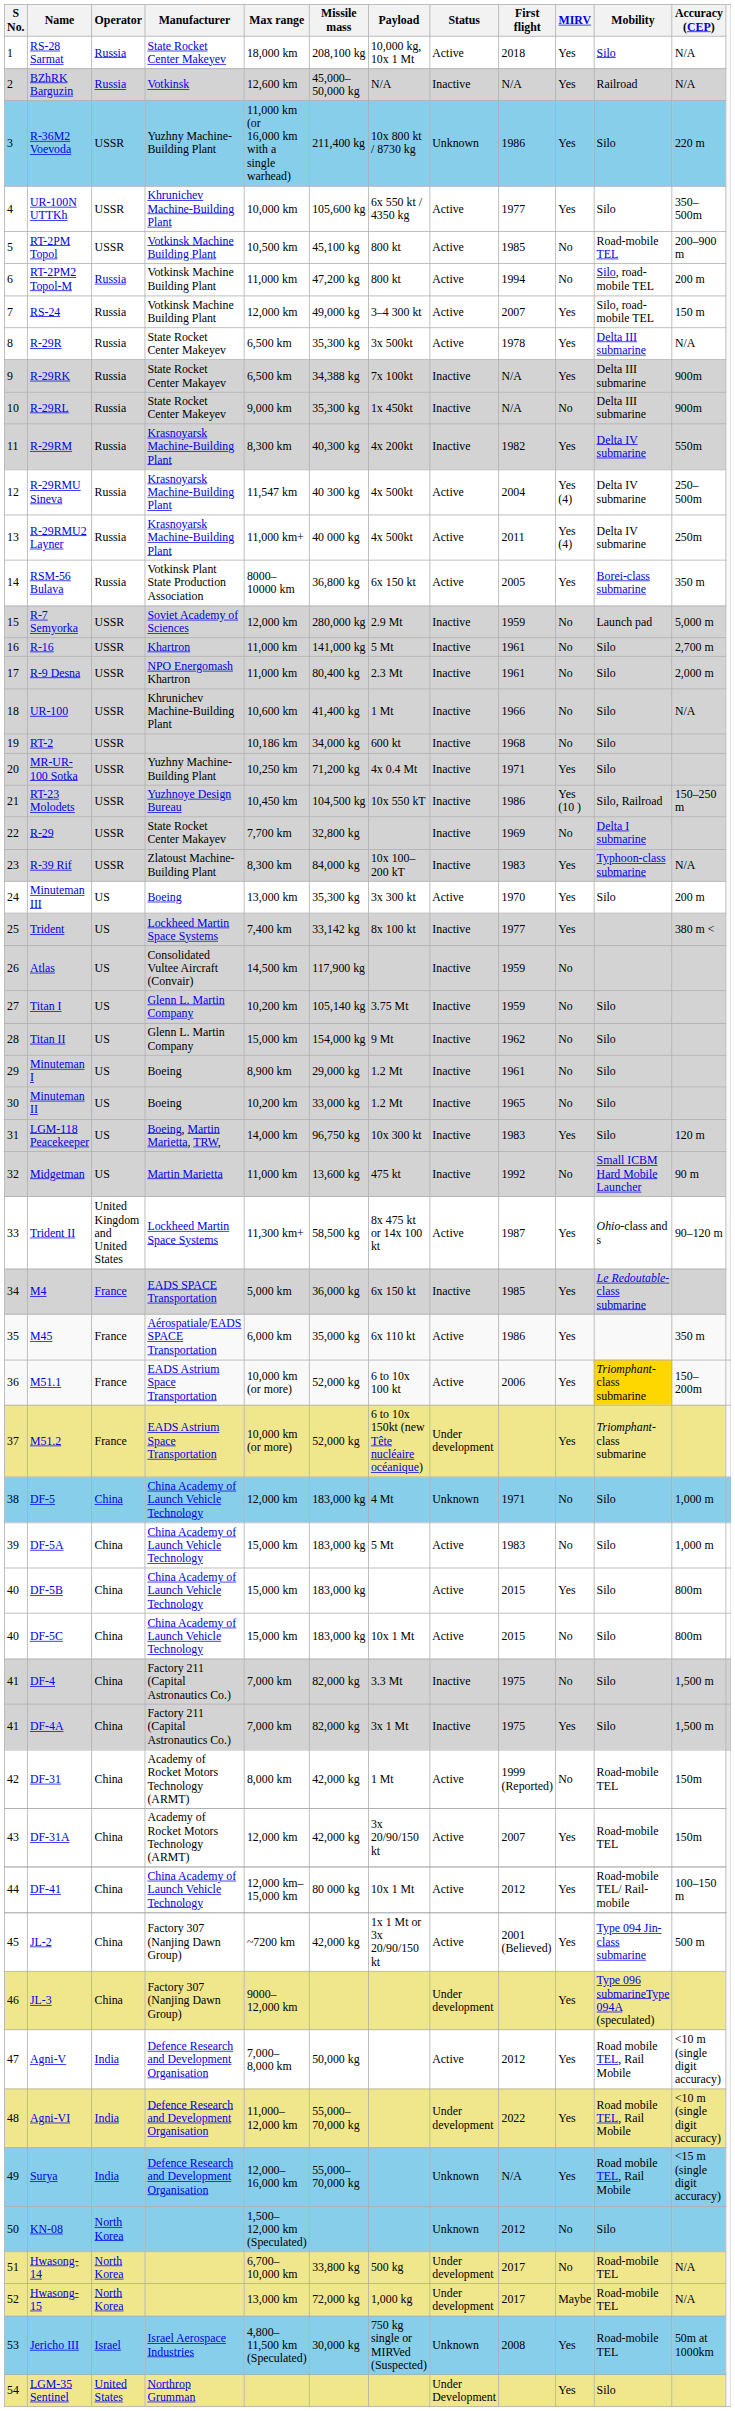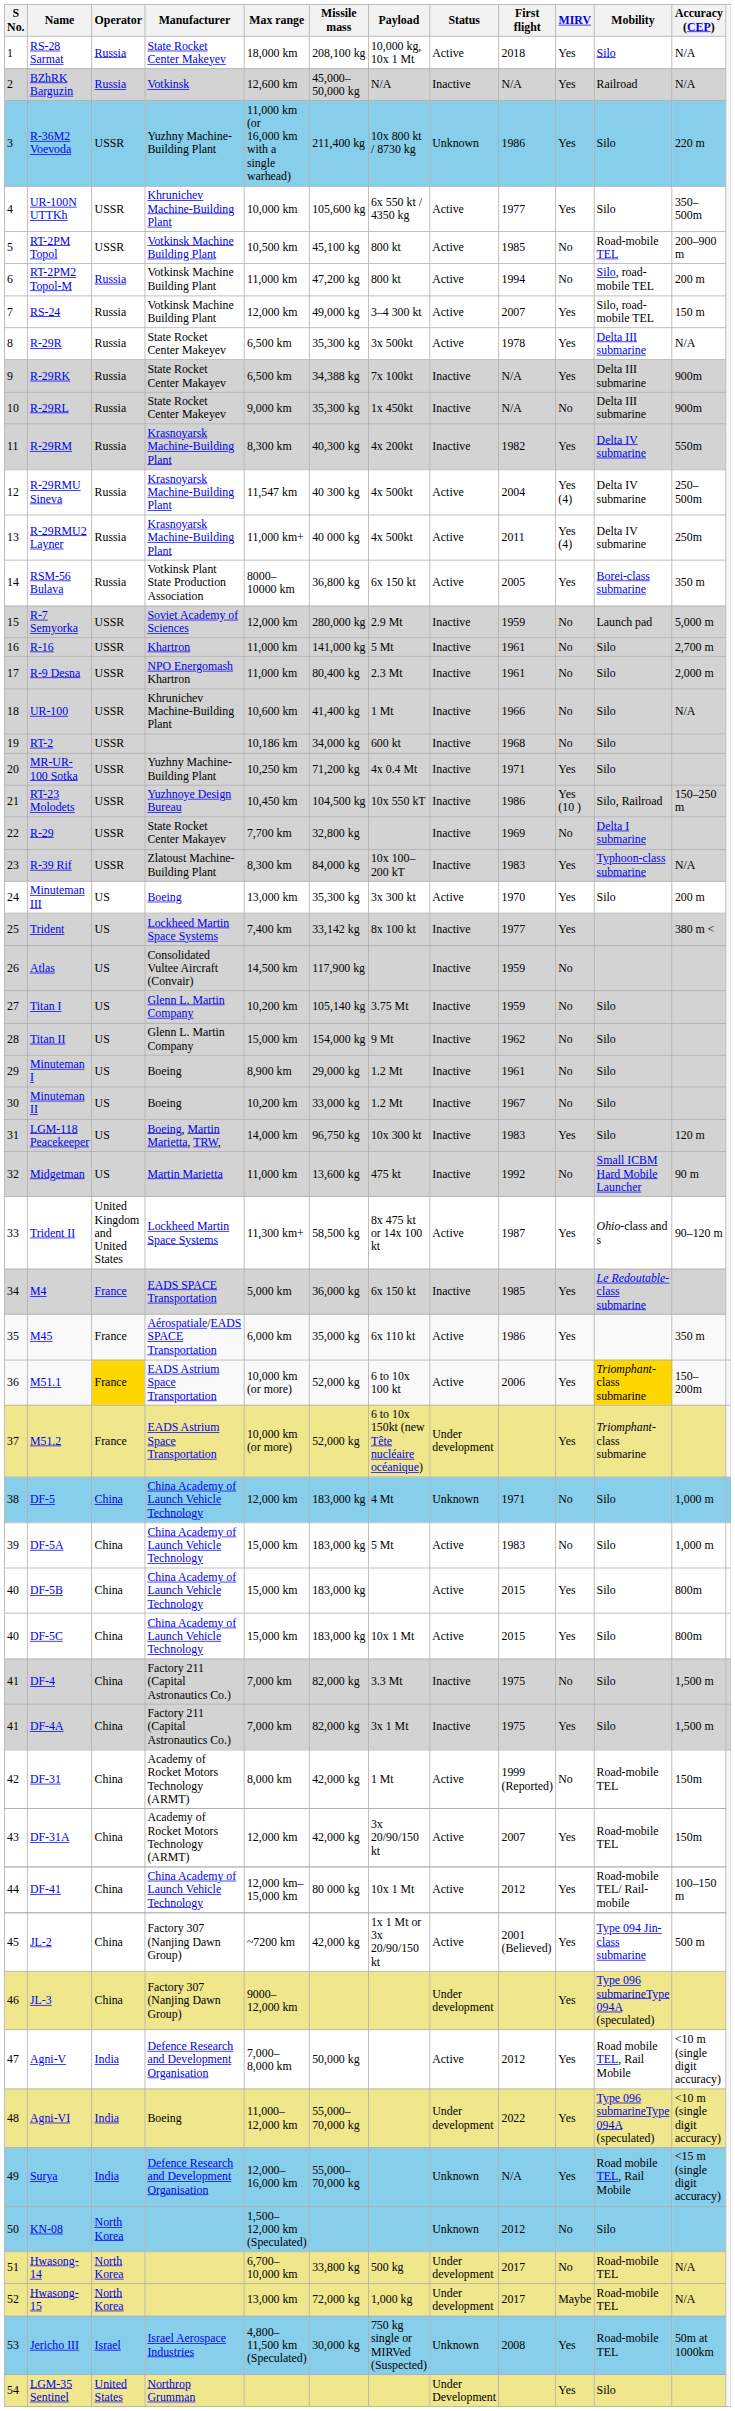(513, 1103) 1965 -> (513, 1103) 1967
(111, 1382) no background -> (111, 1382) gold background
(566, 1636) No -> (567, 1636) Yes
(190, 2118) Defence Research and Development Organisation -> (164, 2118) Boeing
(627, 2118) Road mobile TEL, Rail Mobile -> (633, 2118) Type 096 submarineType 094A (speculated)
